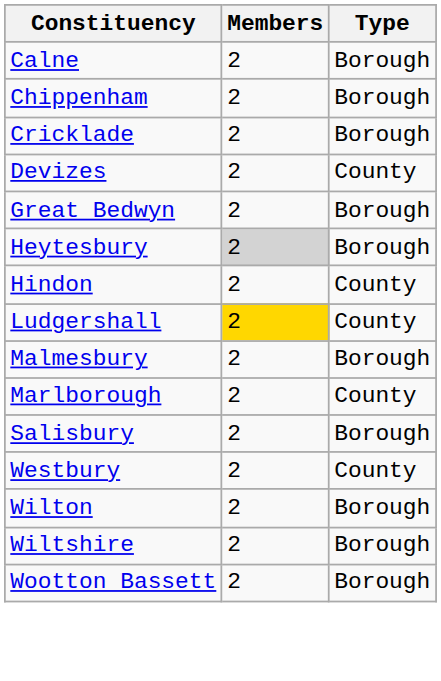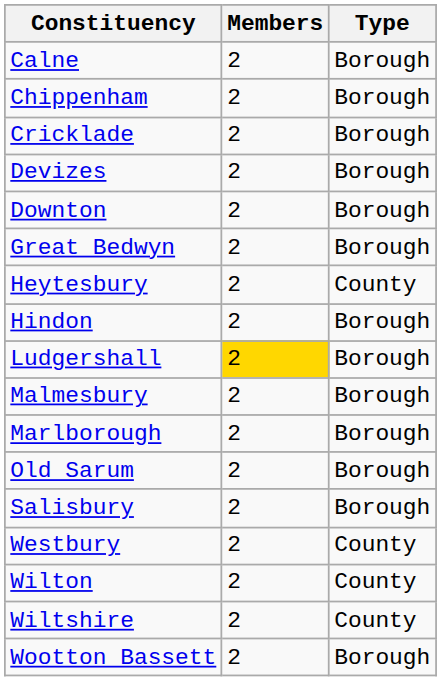(375, 173) County -> (382, 173) Borough
+ row: (58, 210)
(234, 247) lightgrey background -> (234, 285) no background
(382, 247) Borough -> (375, 285) County
(375, 285) County -> (382, 322) Borough
(375, 322) County -> (382, 359) Borough
(375, 396) County -> (382, 434) Borough
+ row: (72, 471)
(382, 508) Borough -> (375, 583) County
(382, 546) Borough -> (375, 620) County
